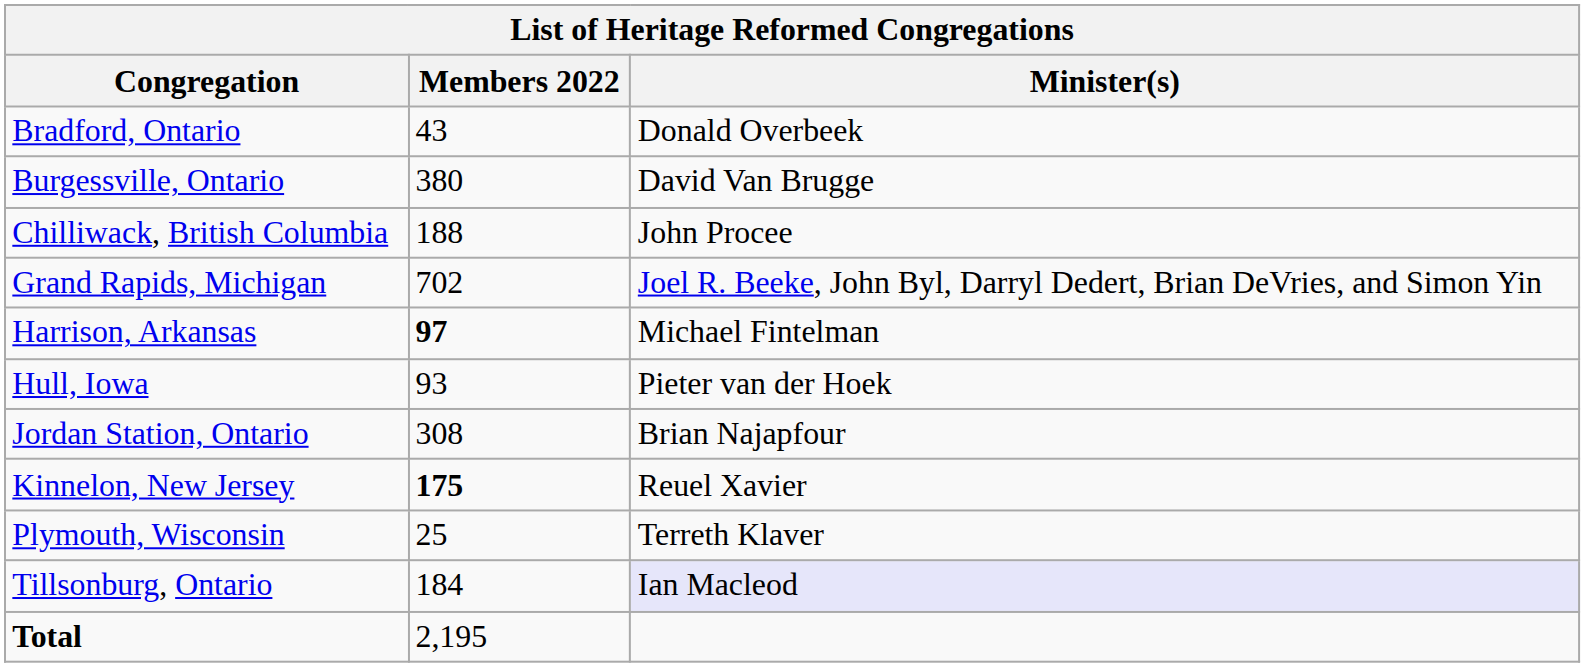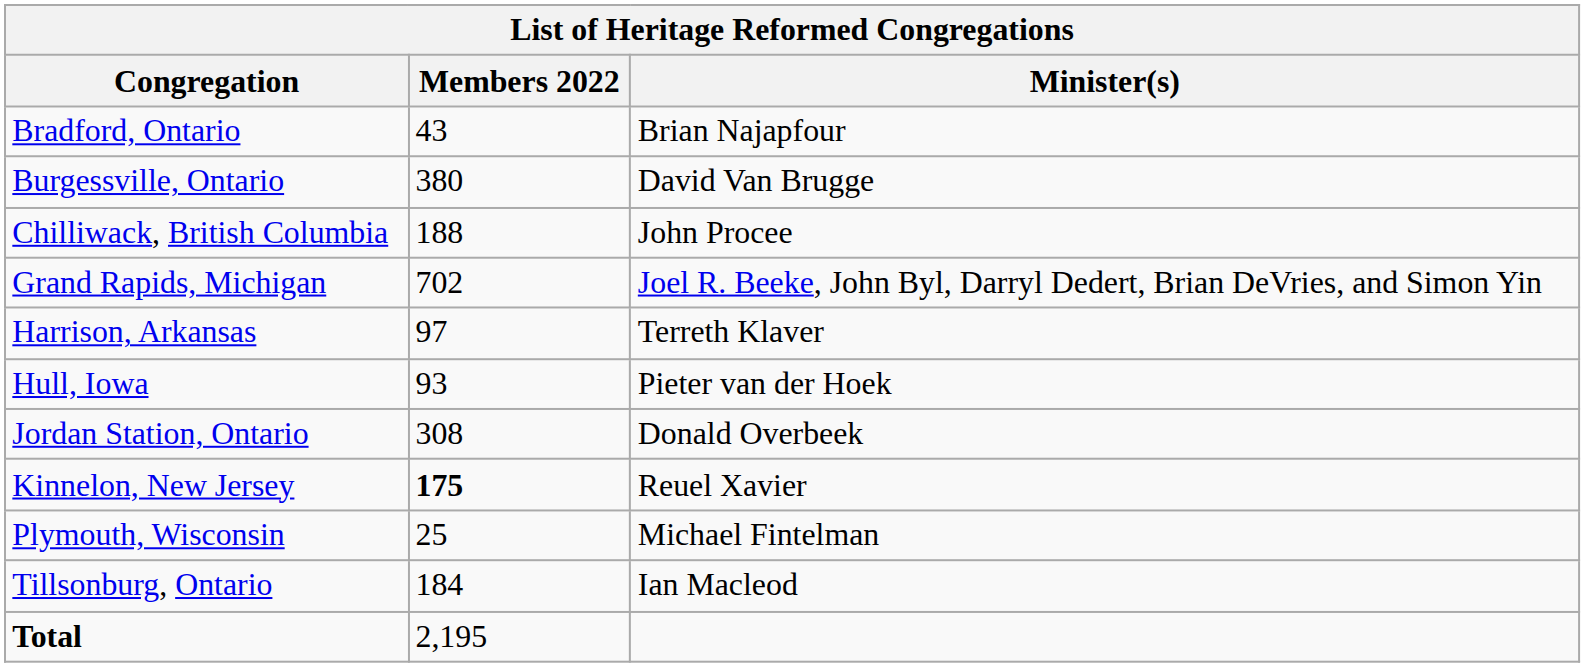(751, 130) Donald Overbeek -> (742, 130) Brian Najapfour
(431, 332) bold -> (431, 332) normal
(759, 332) Michael Fintelman -> (731, 332) Terreth Klaver
(742, 433) Brian Najapfour -> (751, 433) Donald Overbeek
(731, 534) Terreth Klaver -> (759, 534) Michael Fintelman
(718, 585) lavender background -> (718, 585) no background
